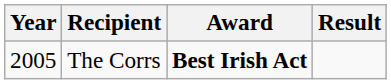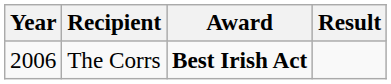(33, 59) 2005 -> (33, 59) 2006
